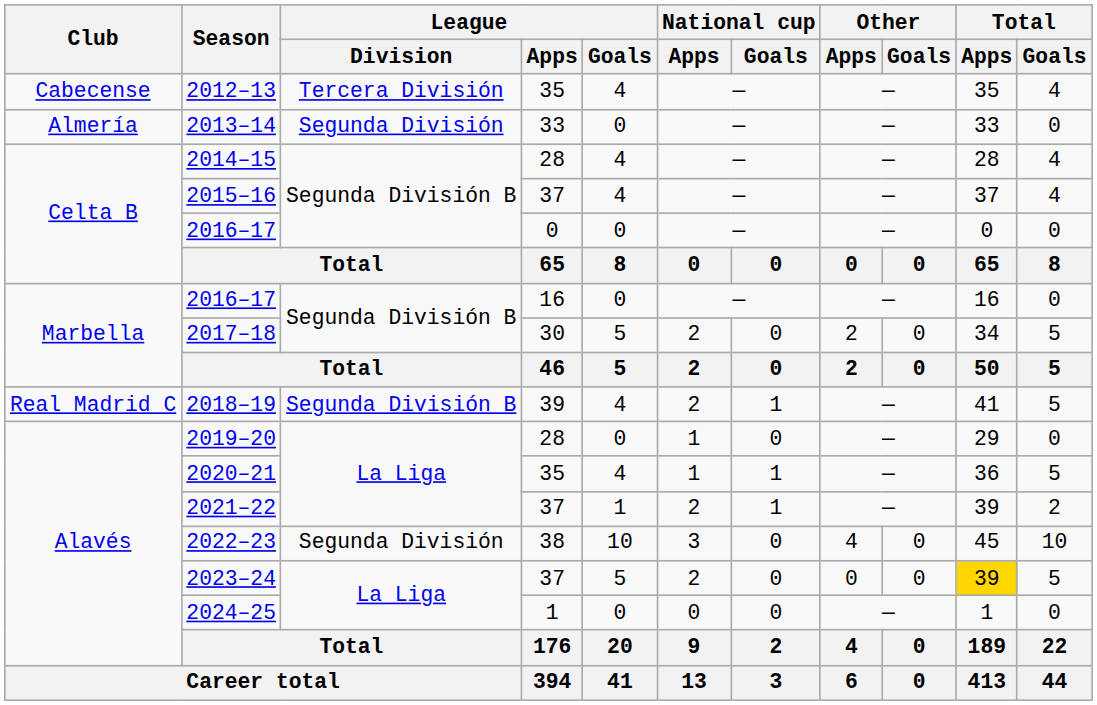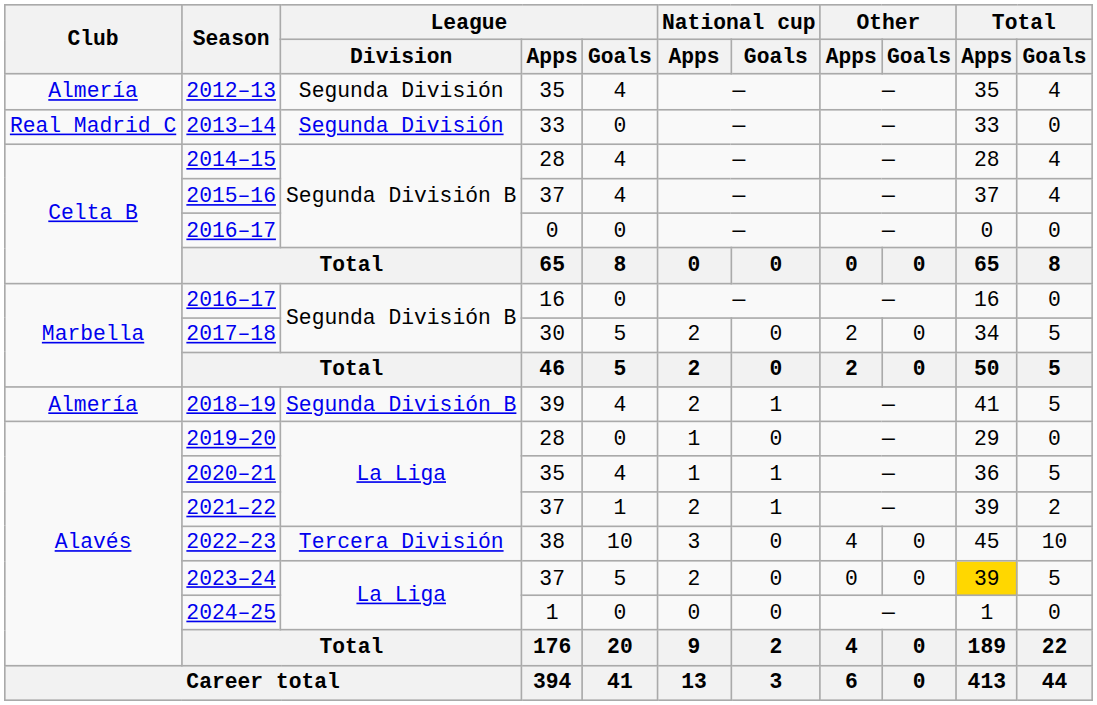(93, 92) Cabecense -> (93, 92) Almería
(401, 92) Tercera División -> (401, 92) Segunda División
(93, 126) Almería -> (93, 126) Real Madrid C
(93, 404) Real Madrid C -> (93, 404) Almería
(401, 543) Segunda División -> (401, 543) Tercera División
